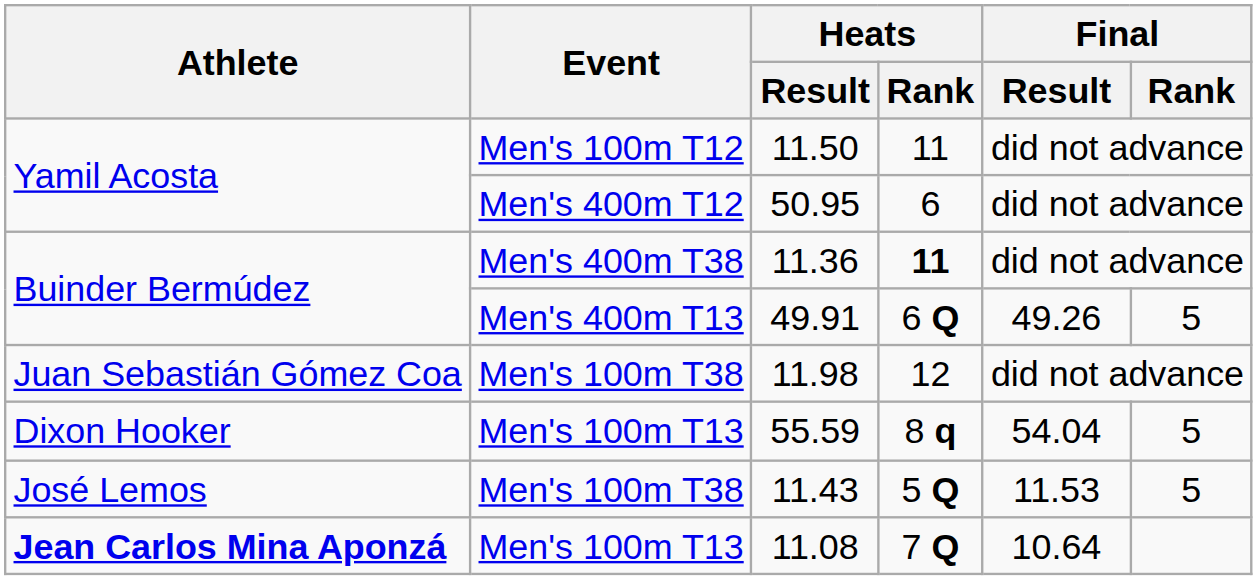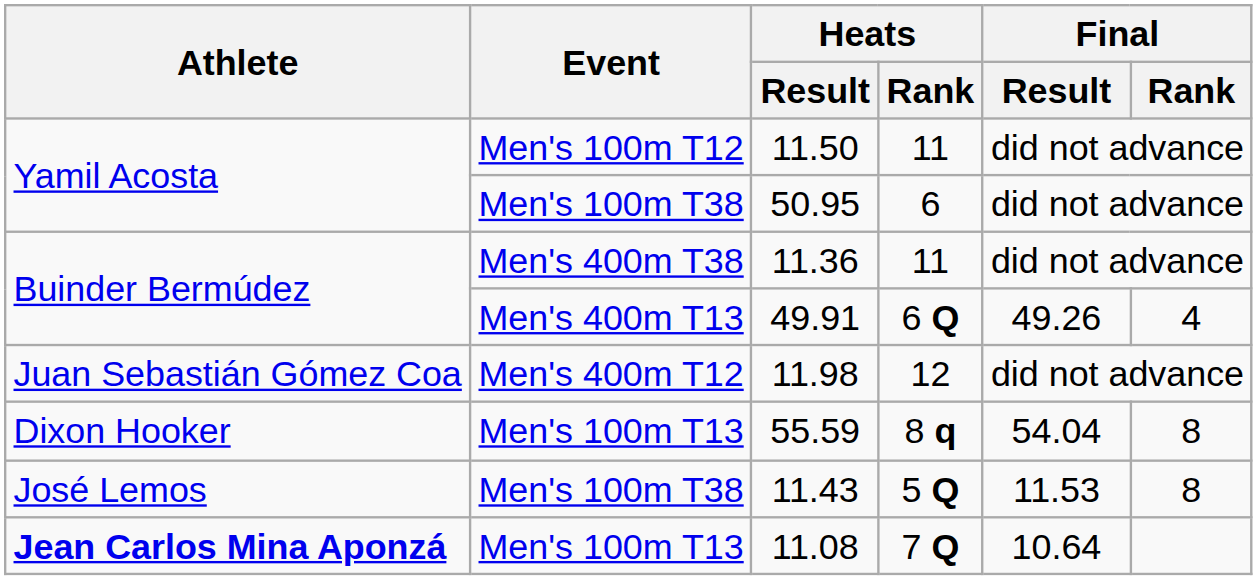(611, 204) Men's 400m T12 -> (611, 204) Men's 100m T38
(930, 261) bold -> (930, 261) normal
(1191, 318) 5 -> (1191, 318) 4
(611, 374) Men's 100m T38 -> (611, 374) Men's 400m T12
(1191, 431) 5 -> (1191, 431) 8
(1191, 488) 5 -> (1191, 488) 8
